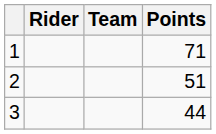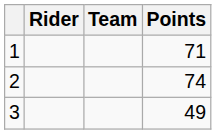(195, 81) 51 -> (195, 81) 74
(195, 112) 44 -> (195, 112) 49
